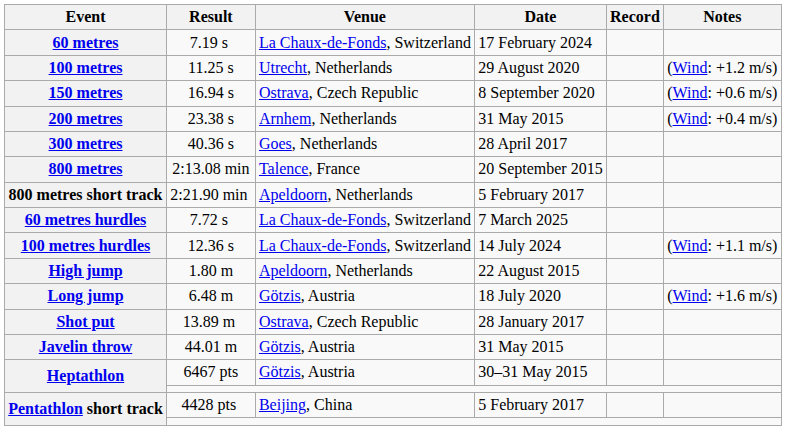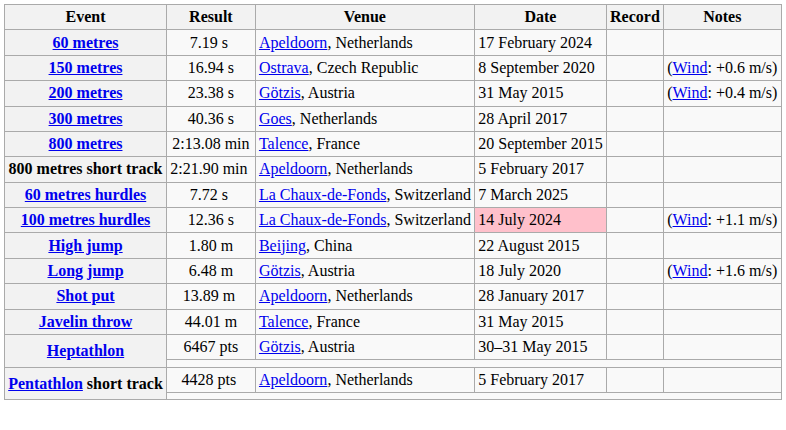(365, 42) La Chaux-de-Fonds, Switzerland -> (336, 42) Apeldoorn, Netherlands
- row: (86, 67)
(328, 118) Arnhem, Netherlands -> (307, 93) Götzis, Austria
(520, 245) no background -> (520, 220) pink background
(336, 270) Apeldoorn, Netherlands -> (306, 245) Beijing, China
(339, 321) Ostrava, Czech Republic -> (336, 296) Apeldoorn, Netherlands
(307, 347) Götzis, Austria -> (309, 321) Talence, France
(306, 405) Beijing, China -> (336, 379) Apeldoorn, Netherlands
